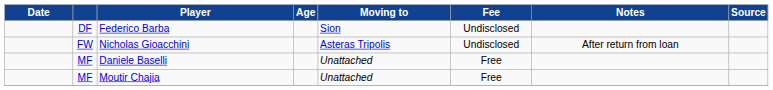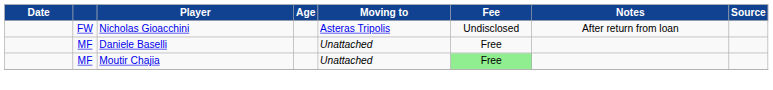- row: (134, 28)
(491, 77) no background -> (491, 61) lightgreen background
